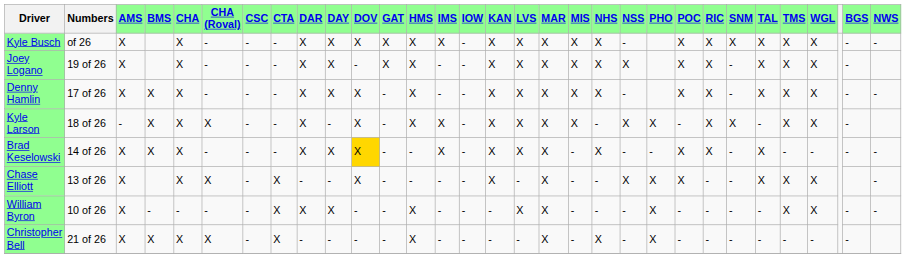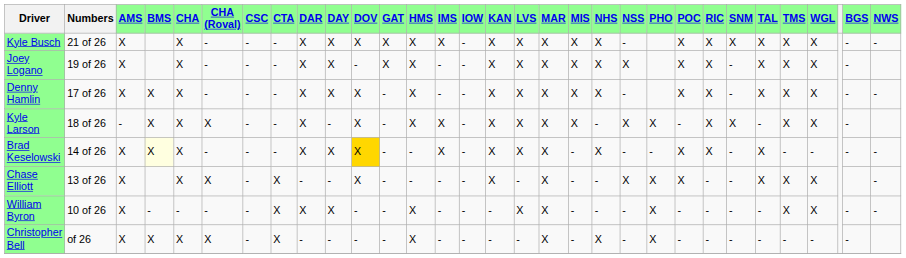(79, 42) of 26 -> (87, 42) 21 of 26
(151, 152) no background -> (151, 152) lightyellow background
(87, 239) 21 of 26 -> (79, 239) of 26
